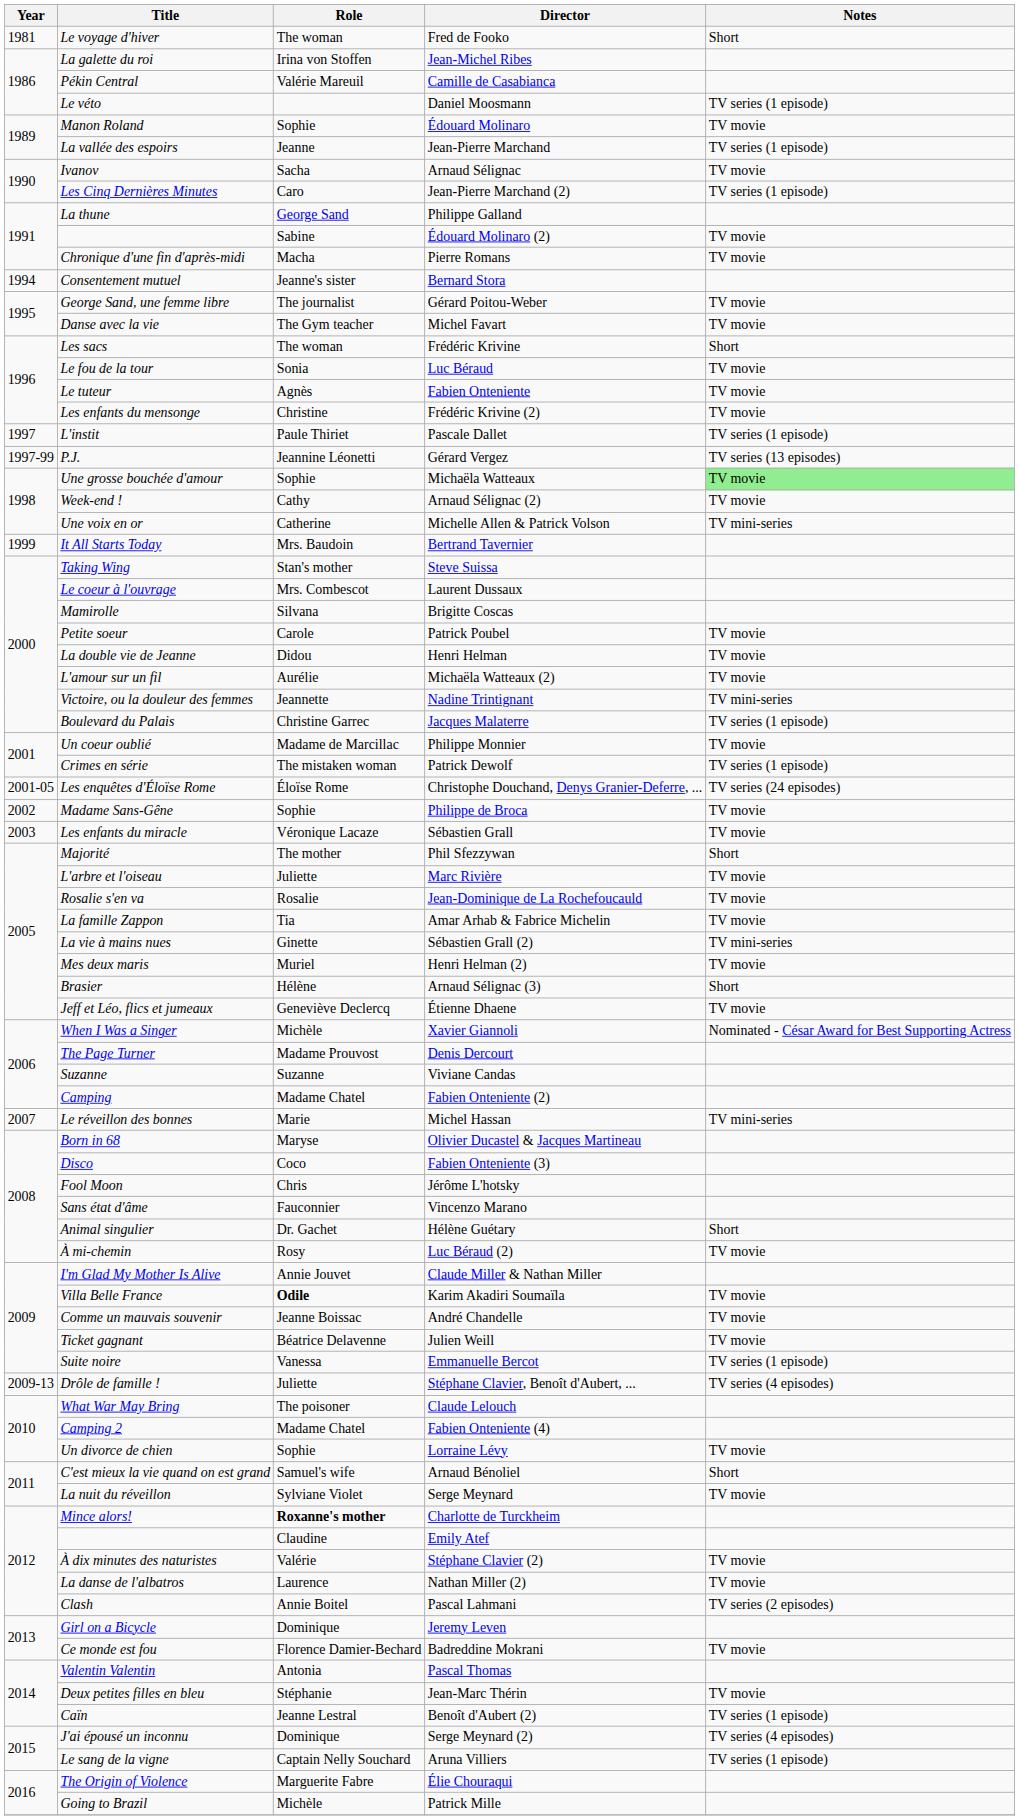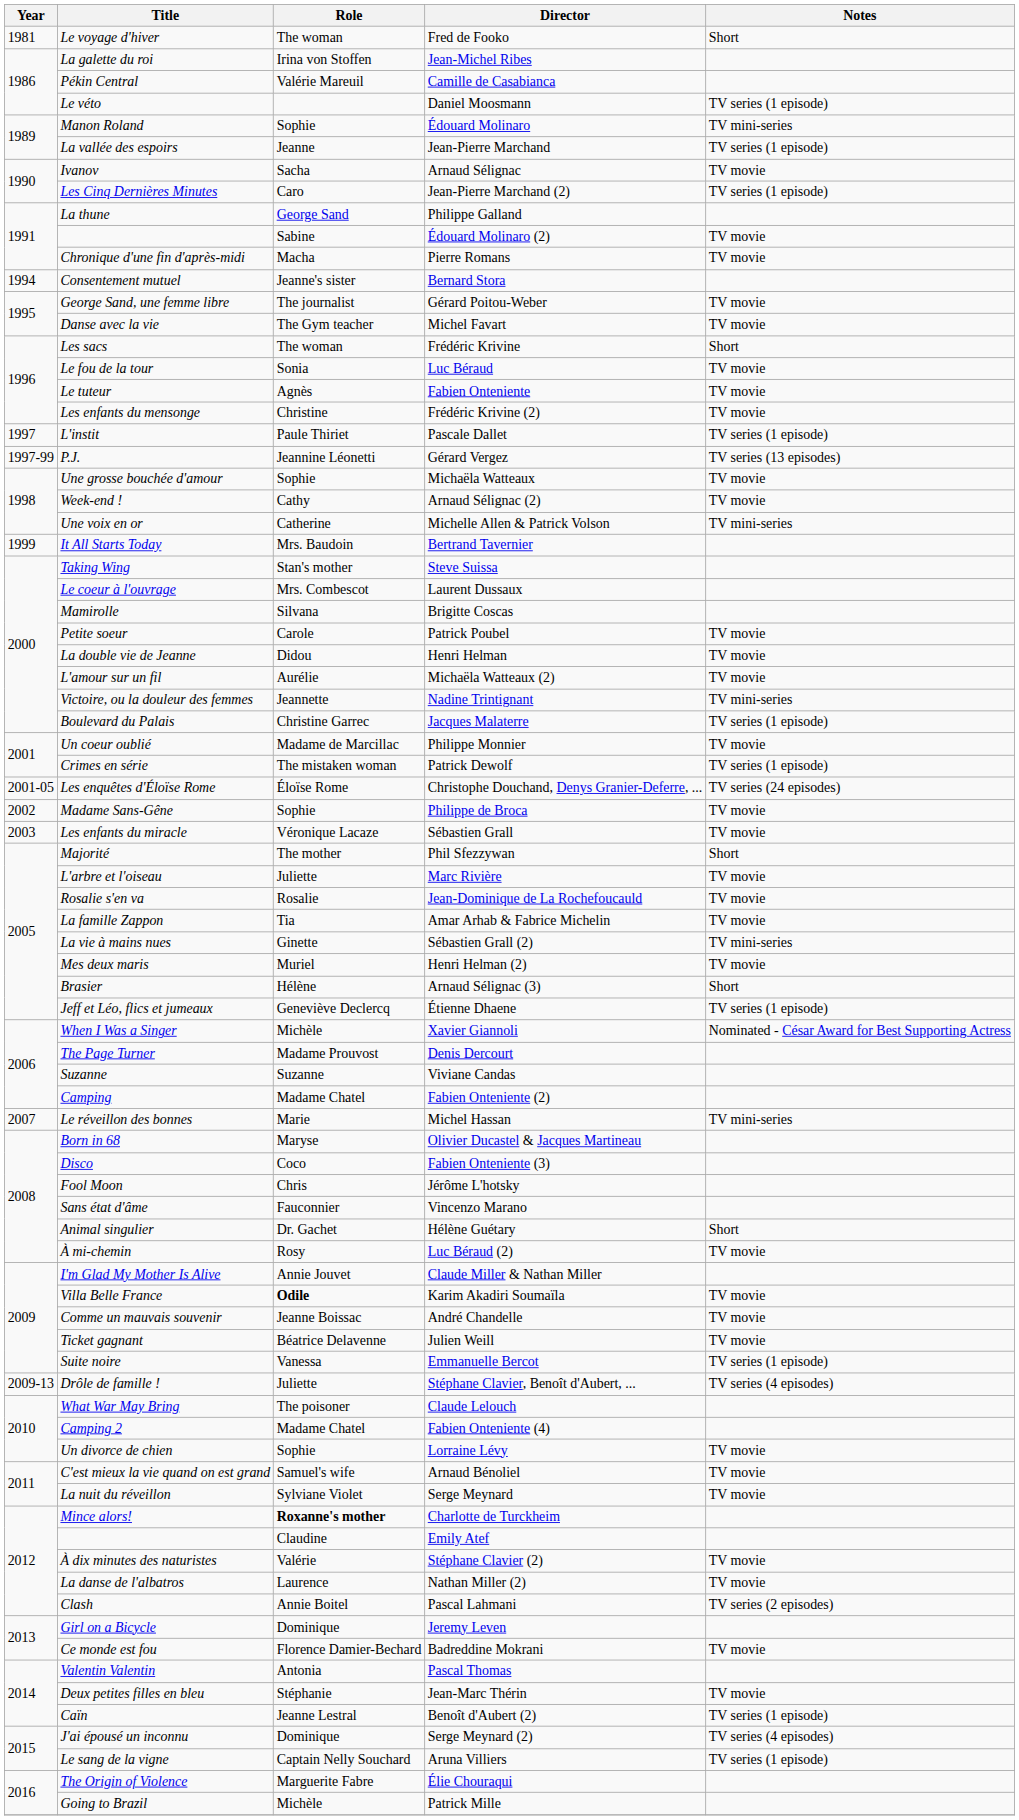(737, 125) TV movie -> (751, 125) TV mini-series
(737, 479) lightgreen background -> (737, 479) no background
(737, 1008) TV movie -> (768, 1008) TV series (1 episode)
(724, 1472) Short -> (737, 1472) TV movie
